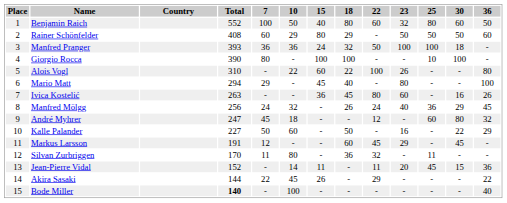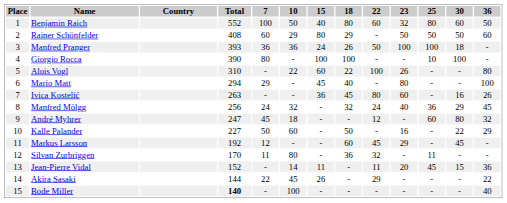(349, 47) 32 -> (349, 47) 26
(349, 107) 26 -> (349, 107) 32
(235, 143) 191 -> (235, 143) 192
